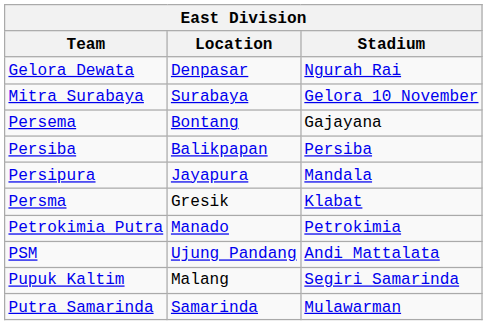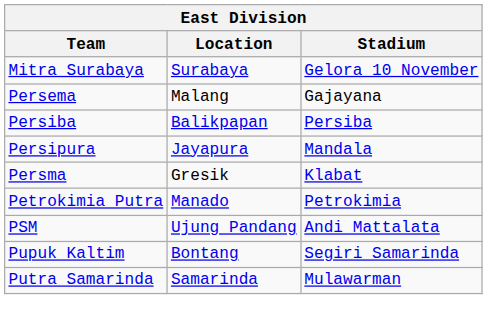- row: (71, 70)
(205, 123) Bontang -> (200, 97) Malang
(200, 280) Malang -> (205, 254) Bontang
